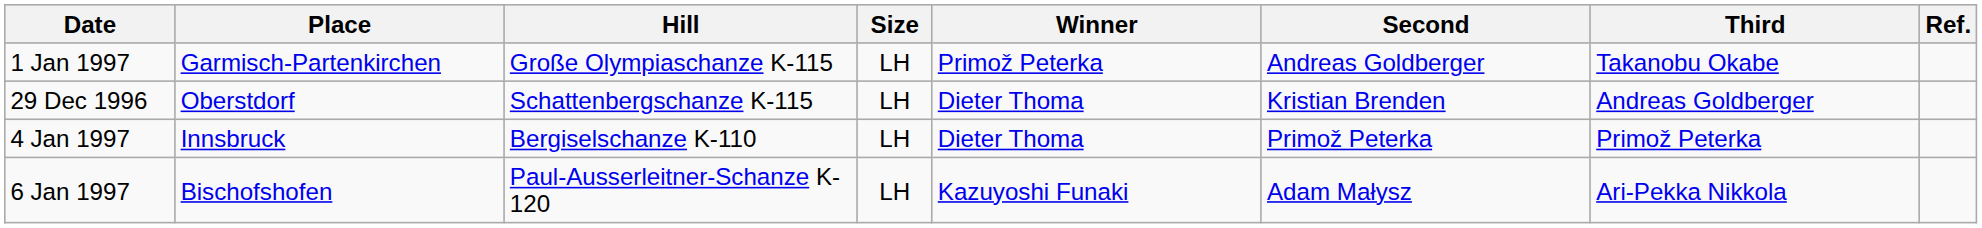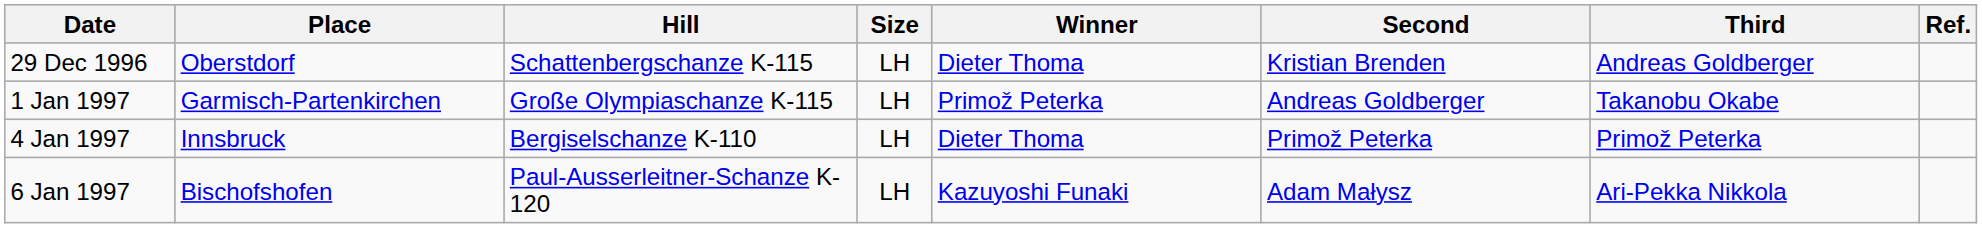rows swapped: (79, 101) <-> (70, 62)
